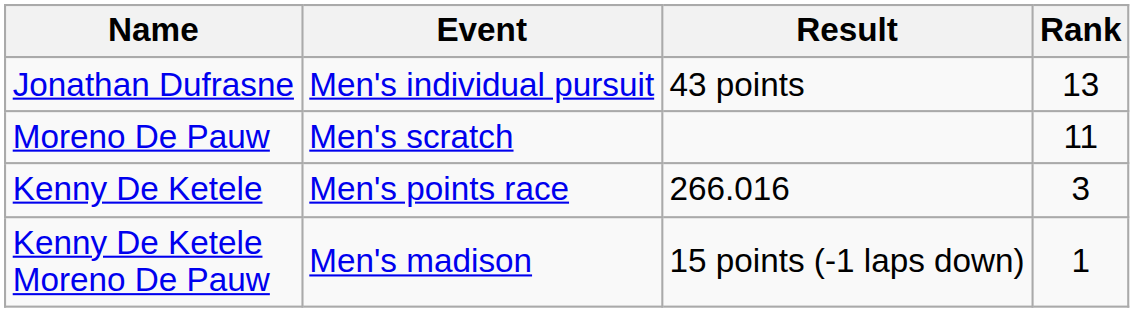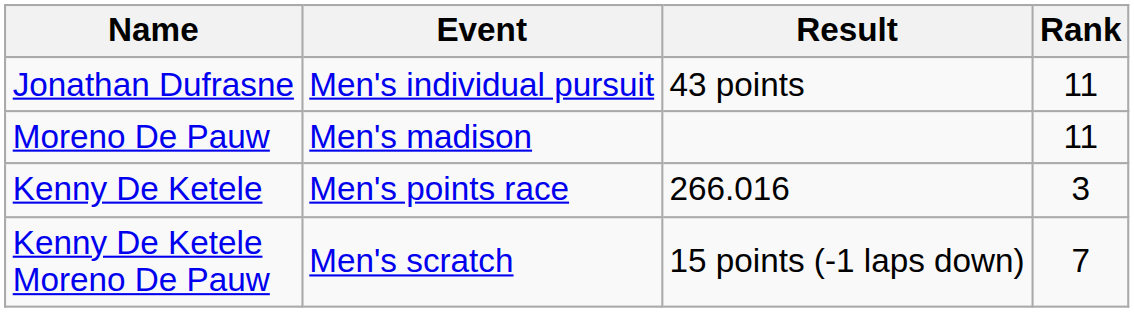(1081, 83) 13 -> (1081, 83) 11
(411, 136) Men's scratch -> (421, 136) Men's madison
(421, 260) Men's madison -> (411, 260) Men's scratch
(1081, 260) 1 -> (1081, 260) 7
